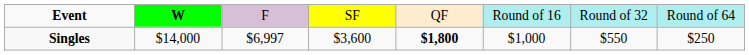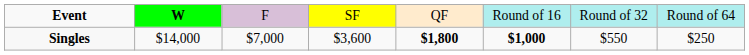(265, 38) $6,997 -> (265, 38) $7,000
(527, 38) normal -> (527, 38) bold
